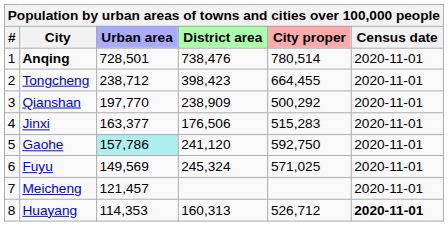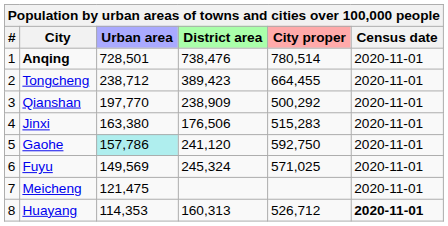(206, 81) 398,423 -> (206, 81) 389,423
(124, 124) 163,377 -> (124, 124) 163,380
(124, 189) 121,457 -> (124, 189) 121,475
